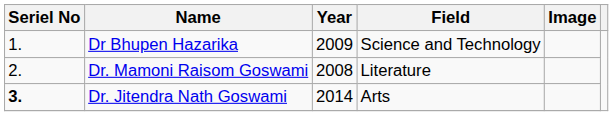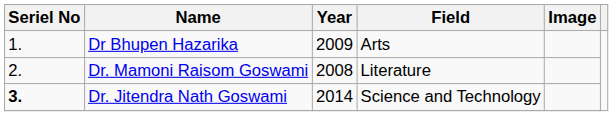(451, 44) Science and Technology -> (375, 44) Arts
(375, 96) Arts -> (451, 96) Science and Technology
